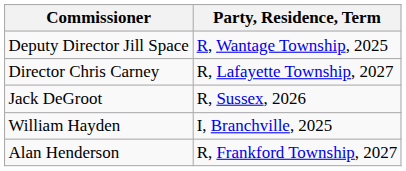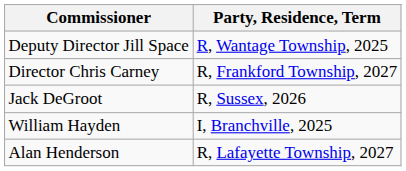(295, 71) R, Lafayette Township, 2027 -> (297, 71) R, Frankford Township, 2027
(297, 152) R, Frankford Township, 2027 -> (295, 152) R, Lafayette Township, 2027
